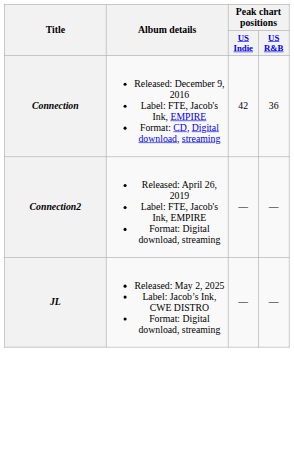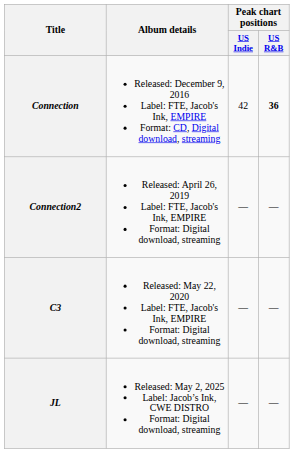(274, 106) normal -> (274, 106) bold
+ row: (55, 308)
